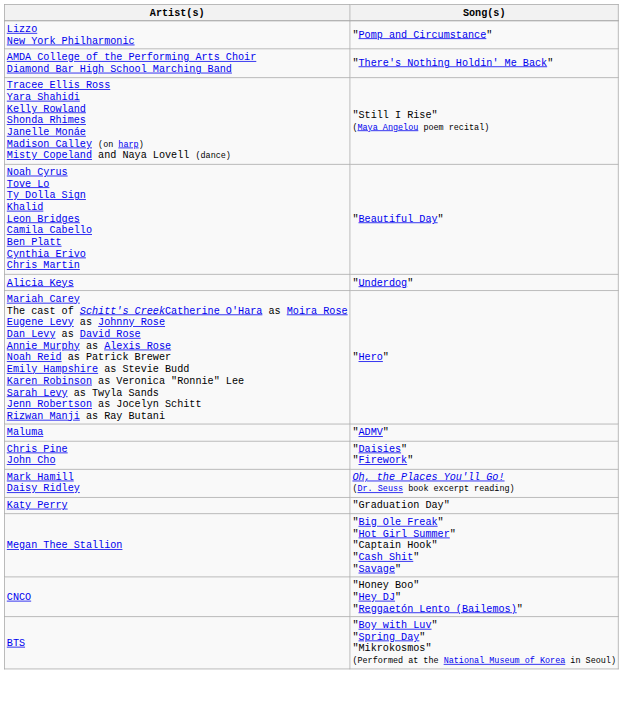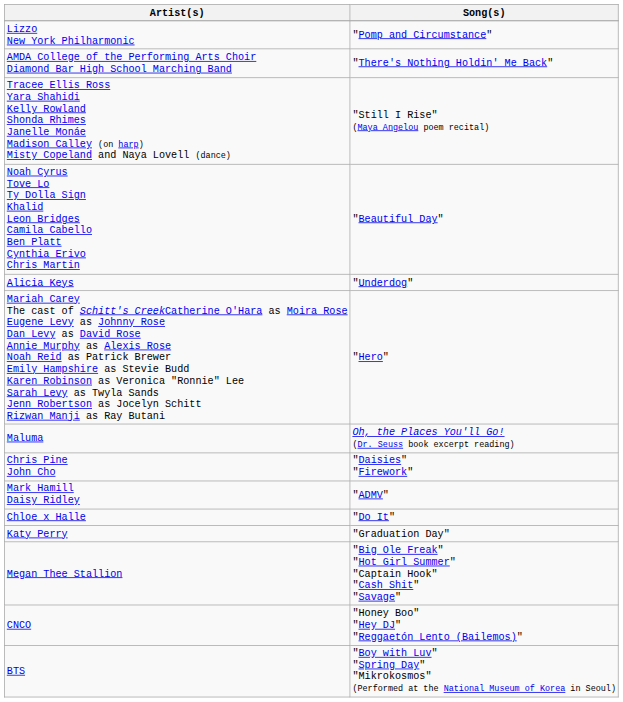(371, 433) "ADMV" -> (434, 438) Oh, the Places You'll Go! (Dr. Seuss book excerpt reading)
(434, 483) Oh, the Places You'll Go! (Dr. Seuss book excerpt reading) -> (371, 495) "ADMV"
+ row: (46, 517)
